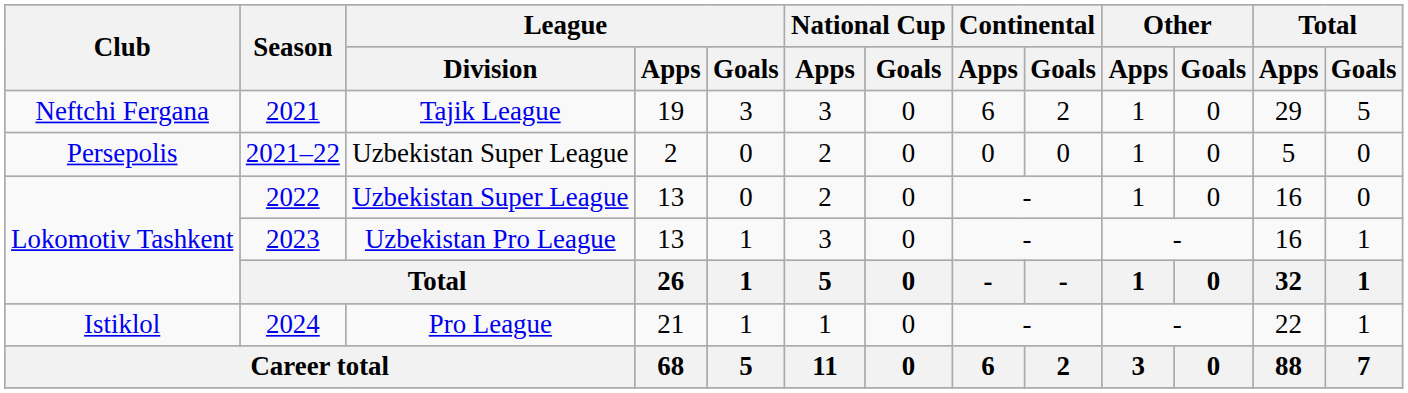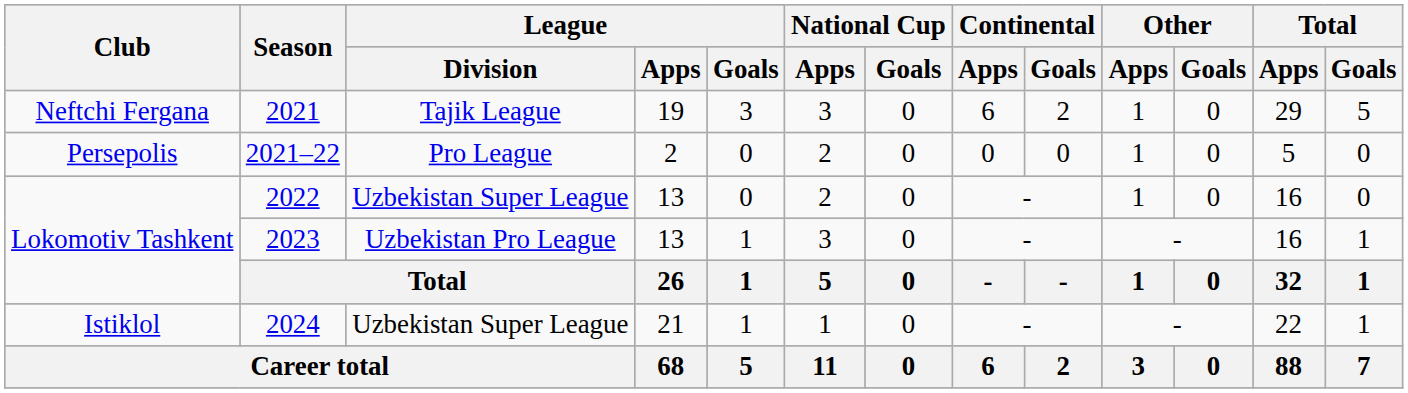(490, 153) Uzbekistan Super League -> (490, 153) Pro League
(490, 324) Pro League -> (490, 324) Uzbekistan Super League
